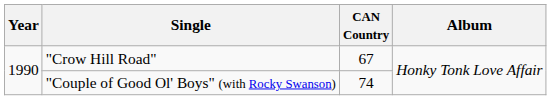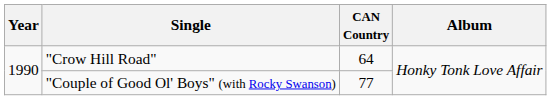(366, 58) 67 -> (366, 58) 64
(366, 82) 74 -> (366, 82) 77
